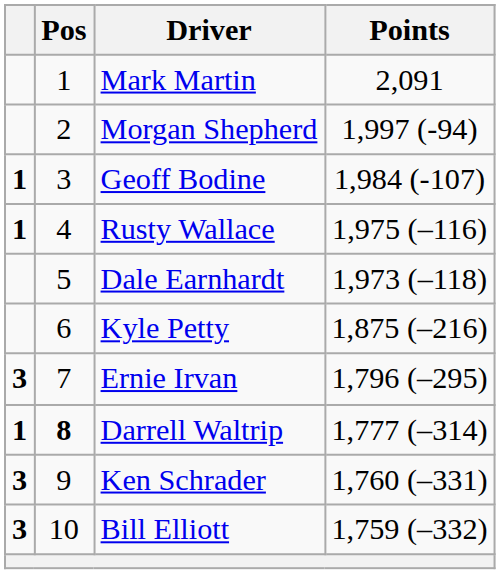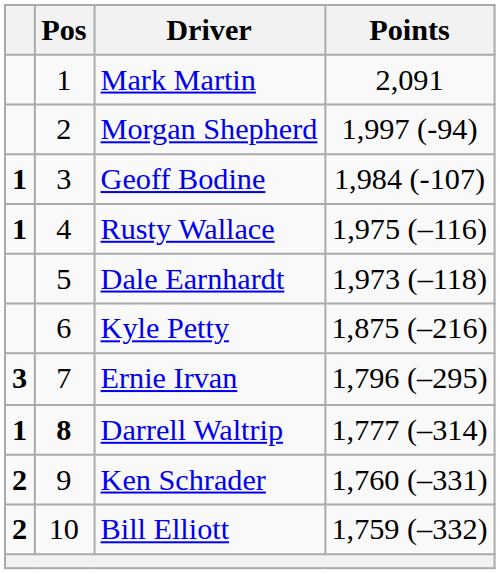(20, 478) 3 -> (20, 478) 2
(20, 528) 3 -> (20, 528) 2
